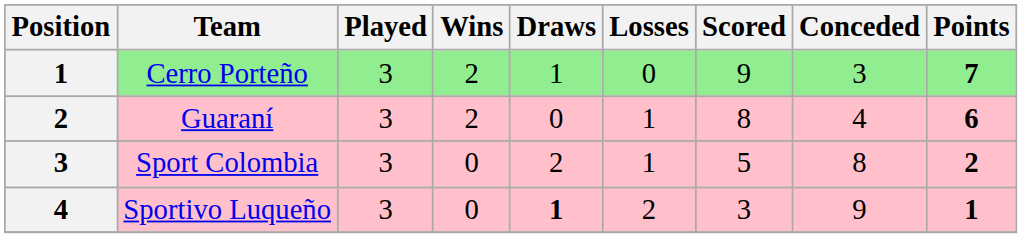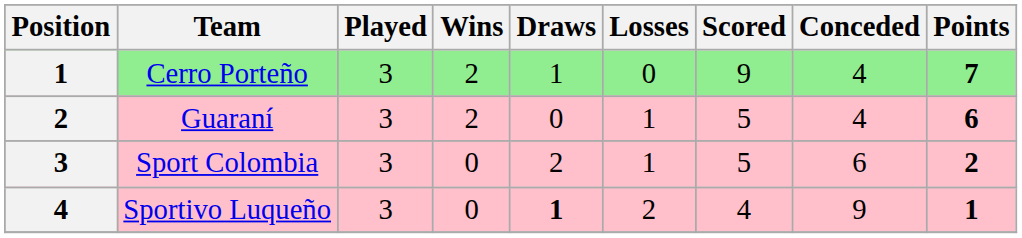(859, 72) 3 -> (859, 72) 4
(744, 118) 8 -> (744, 118) 5
(859, 163) 8 -> (859, 163) 6
(744, 208) 3 -> (744, 208) 4
